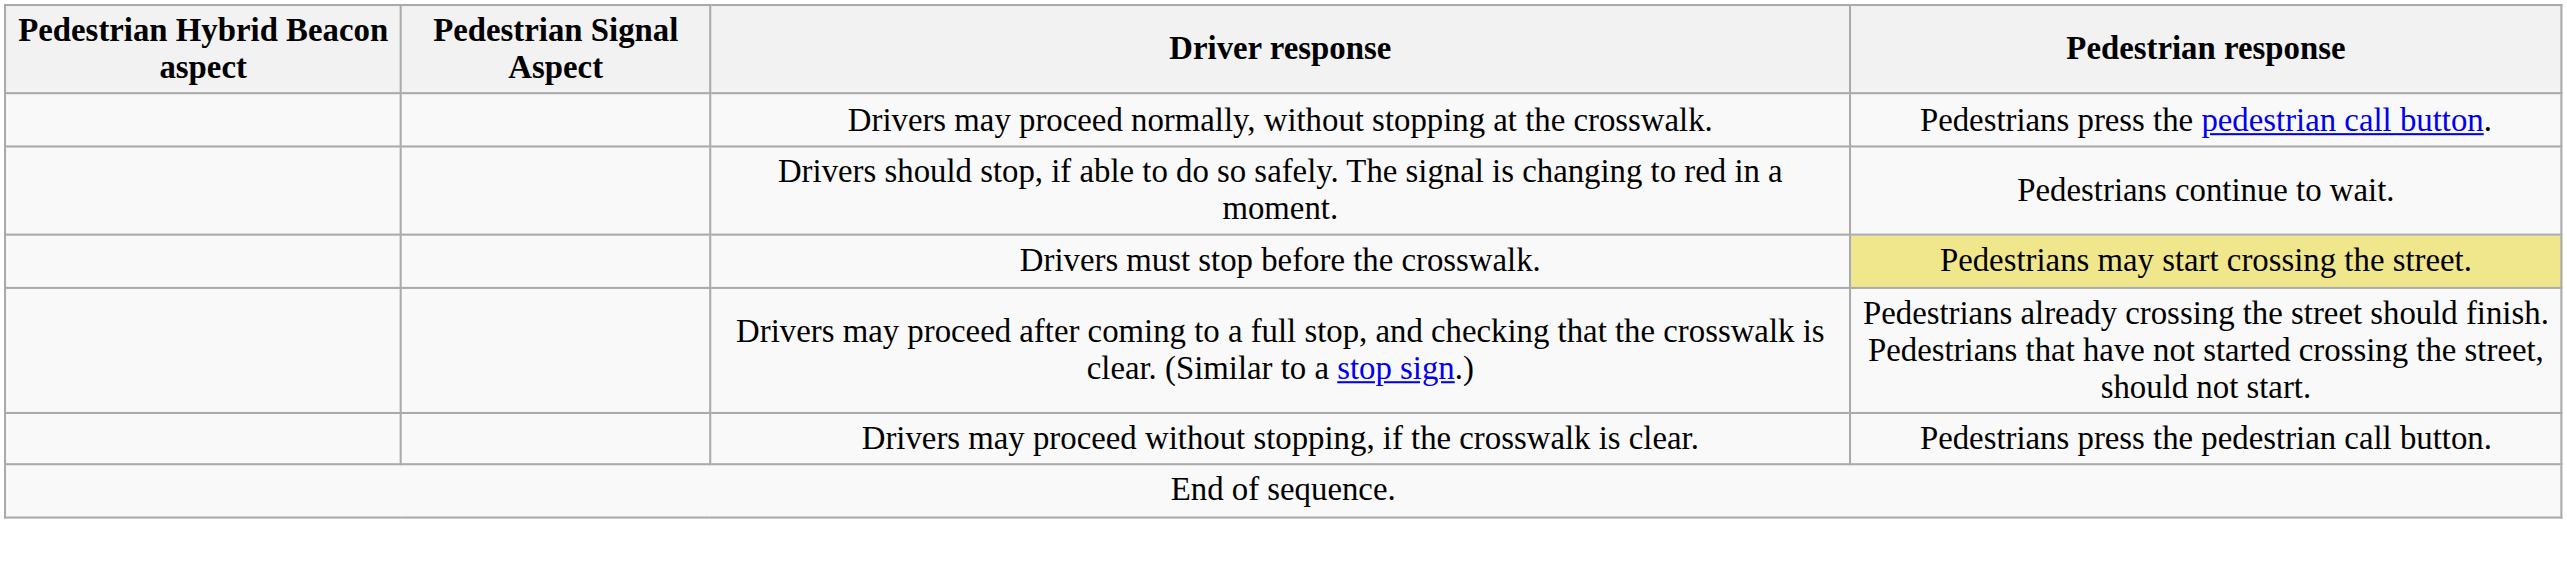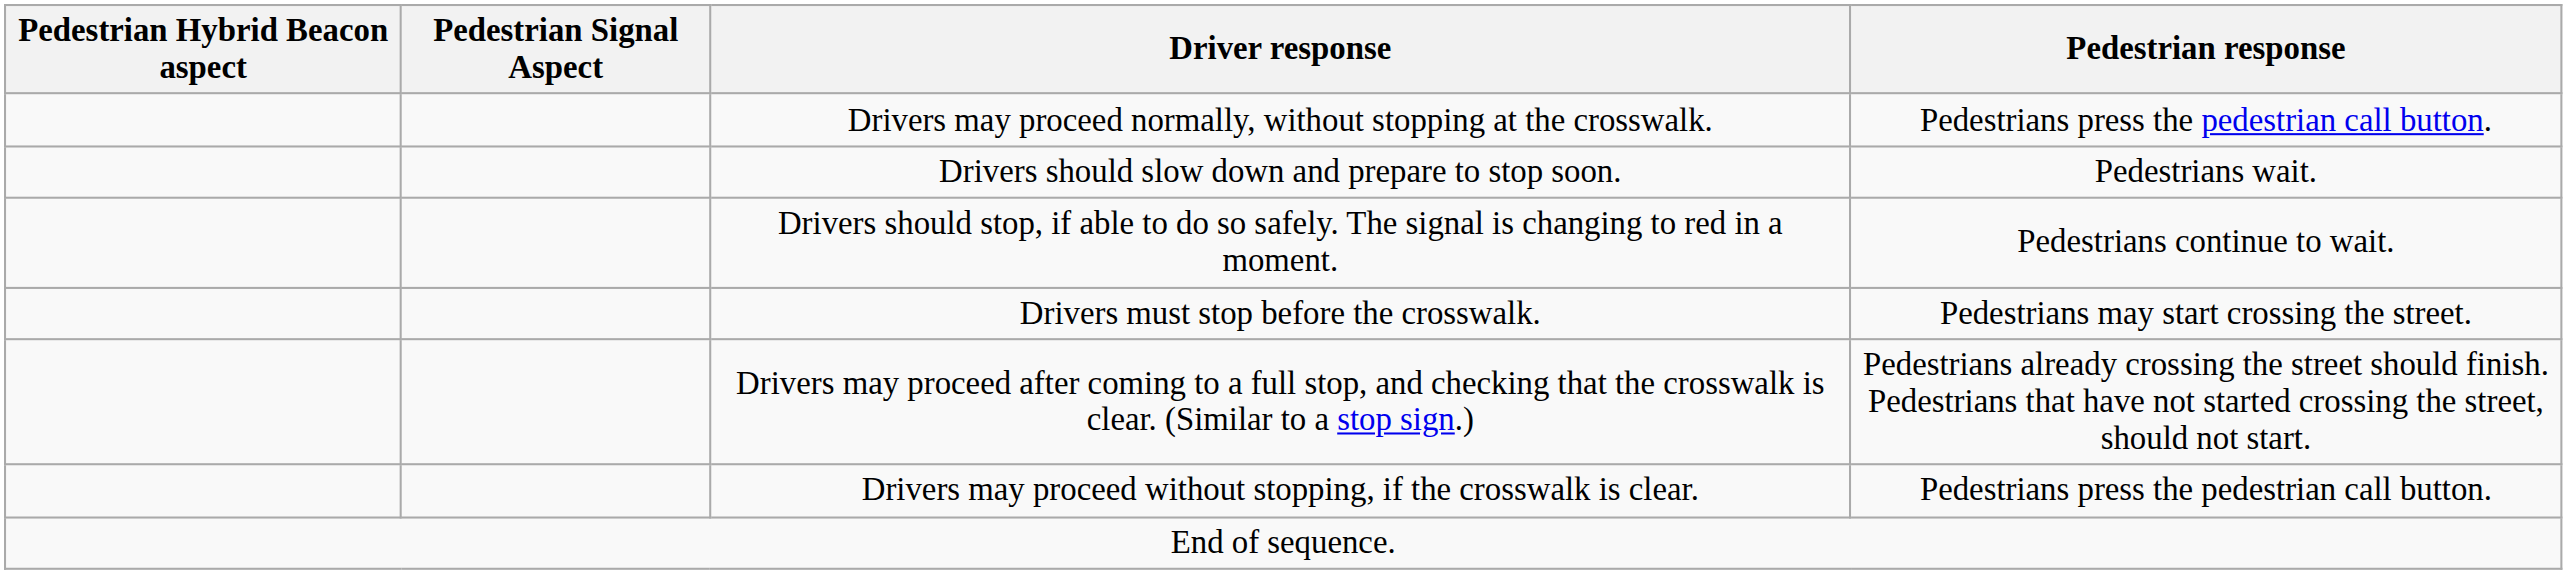+ row: (1280, 171)
(2206, 260) khaki background -> (2206, 312) no background
